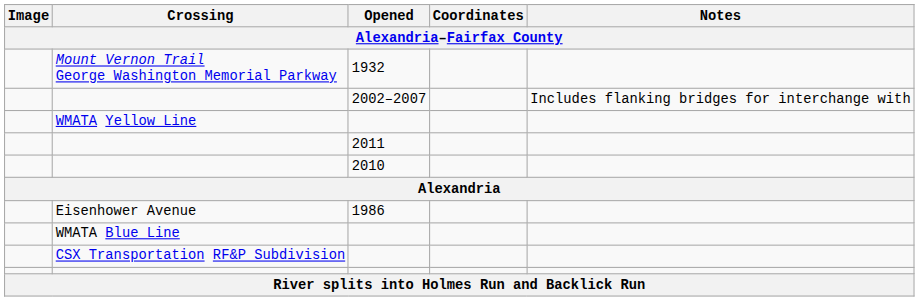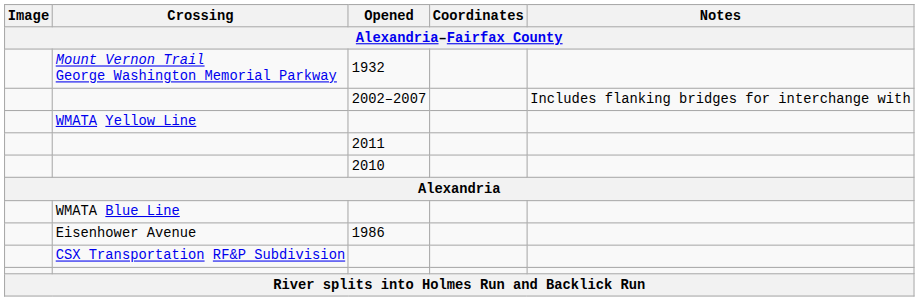rows swapped: (126, 211) <-> (118, 234)
